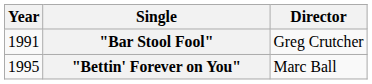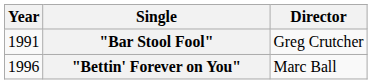(24, 66) 1995 -> (24, 66) 1996
